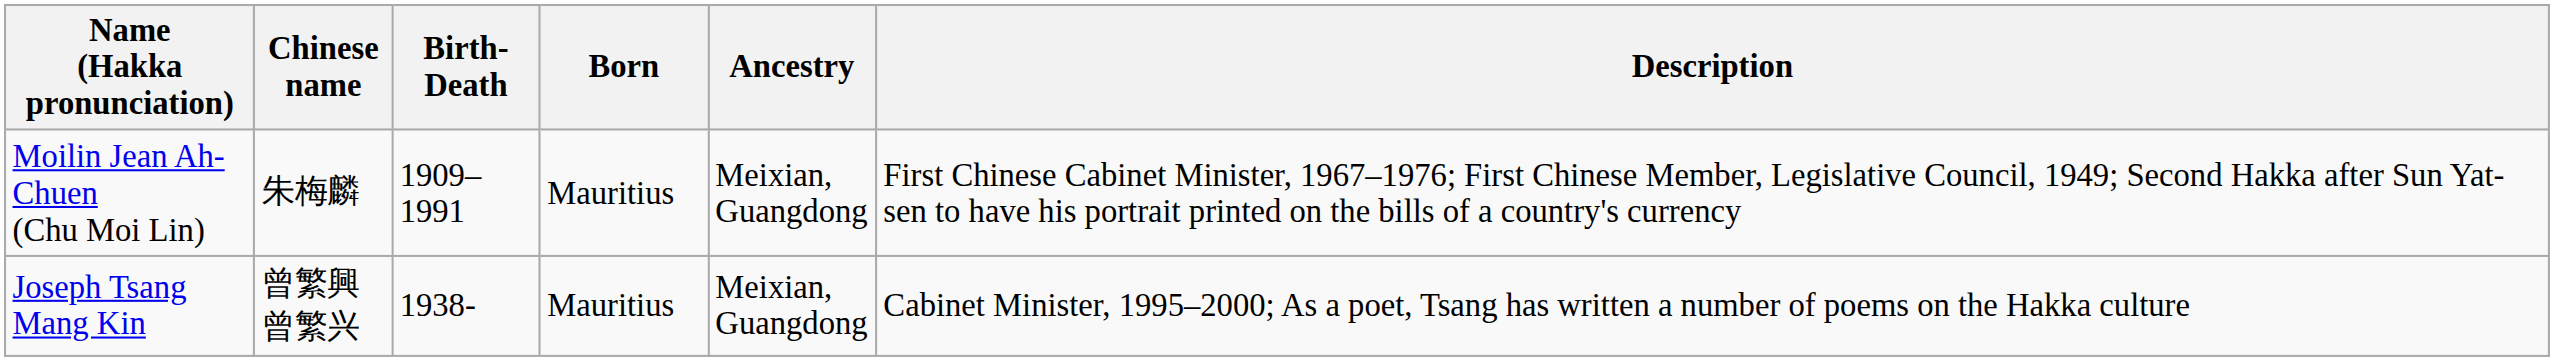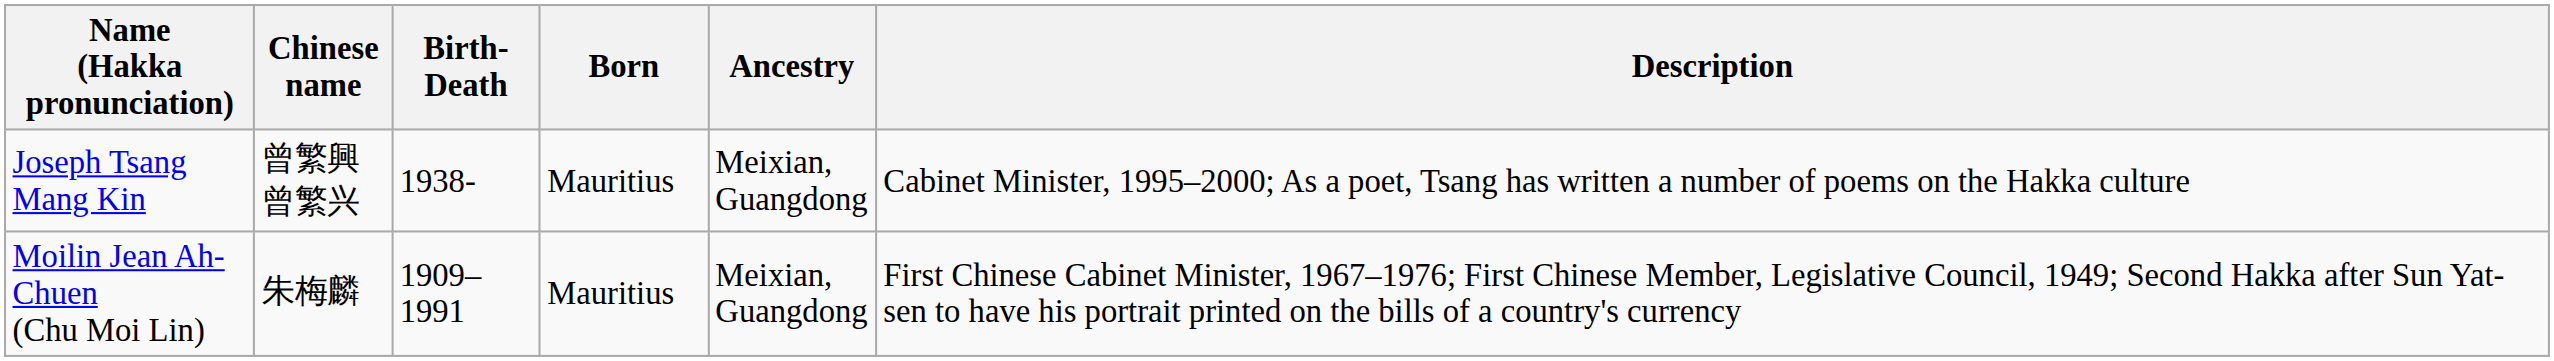rows swapped: (119, 192) <-> (99, 305)
